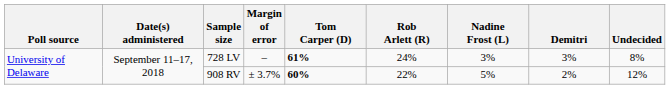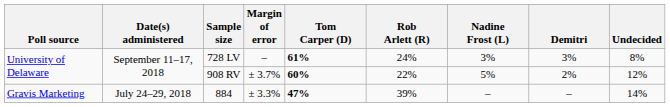+ row: (224, 93)
